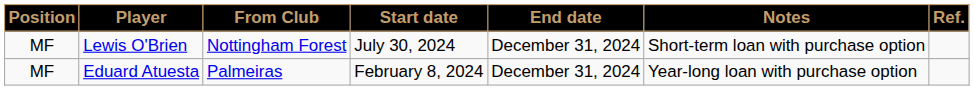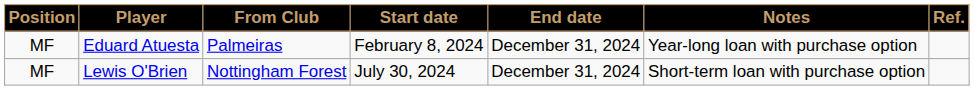rows swapped: (141, 71) <-> (135, 44)
